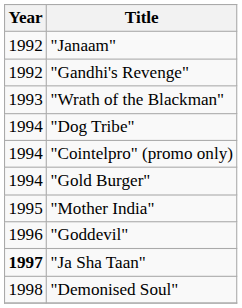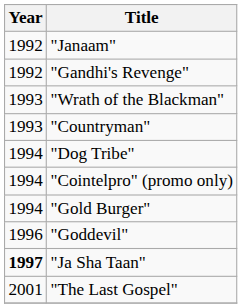+ row: (100, 126)
- row: (103, 208)
- row: (114, 289)
+ row: (114, 289)
